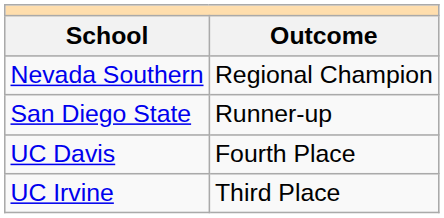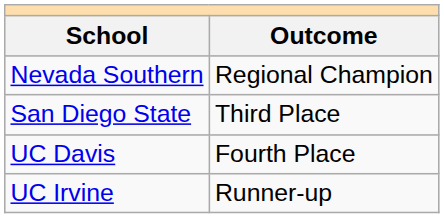(274, 114) Runner-up -> (278, 114) Third Place
(278, 192) Third Place -> (274, 192) Runner-up
